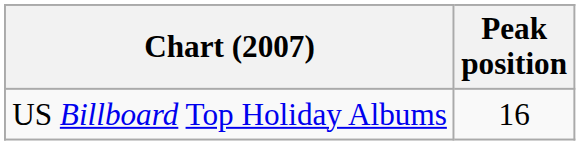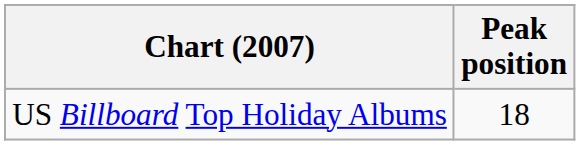(514, 113) 16 -> (514, 113) 18
